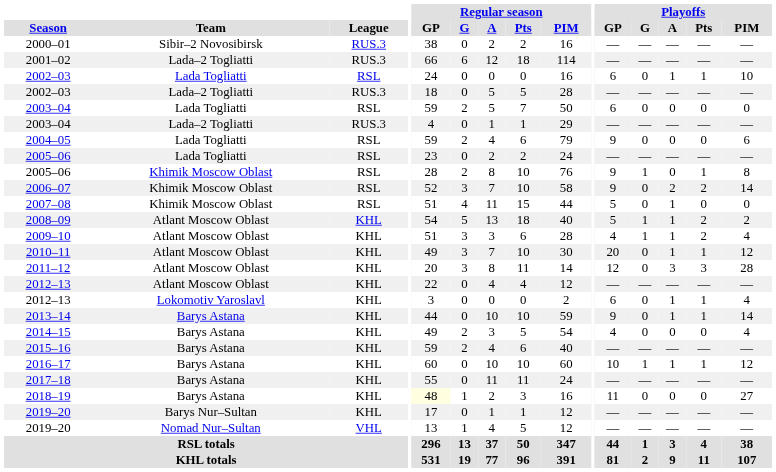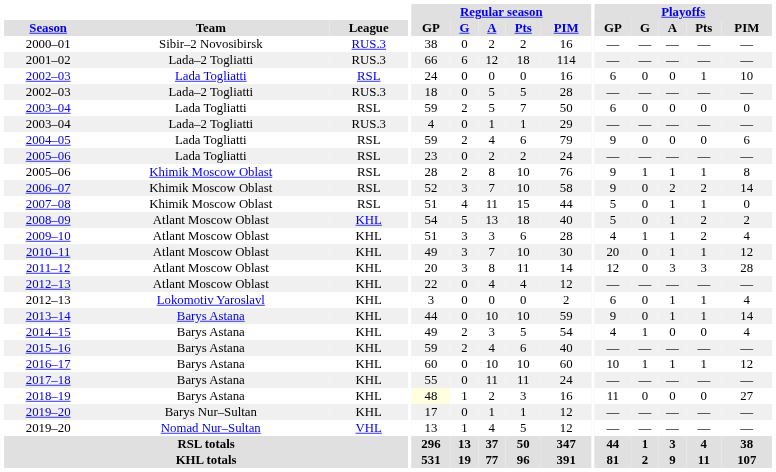(672, 76) 1 -> (672, 76) 0
(672, 172) 0 -> (672, 172) 1
(704, 204) 0 -> (704, 204) 1
(645, 220) 1 -> (645, 220) 0
(645, 332) 0 -> (645, 332) 1
